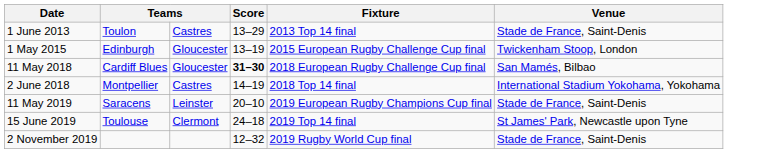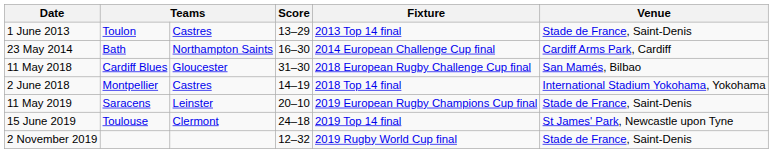+ row: (40, 49)
- row: (37, 49)
(249, 67) bold -> (294, 67) normal
